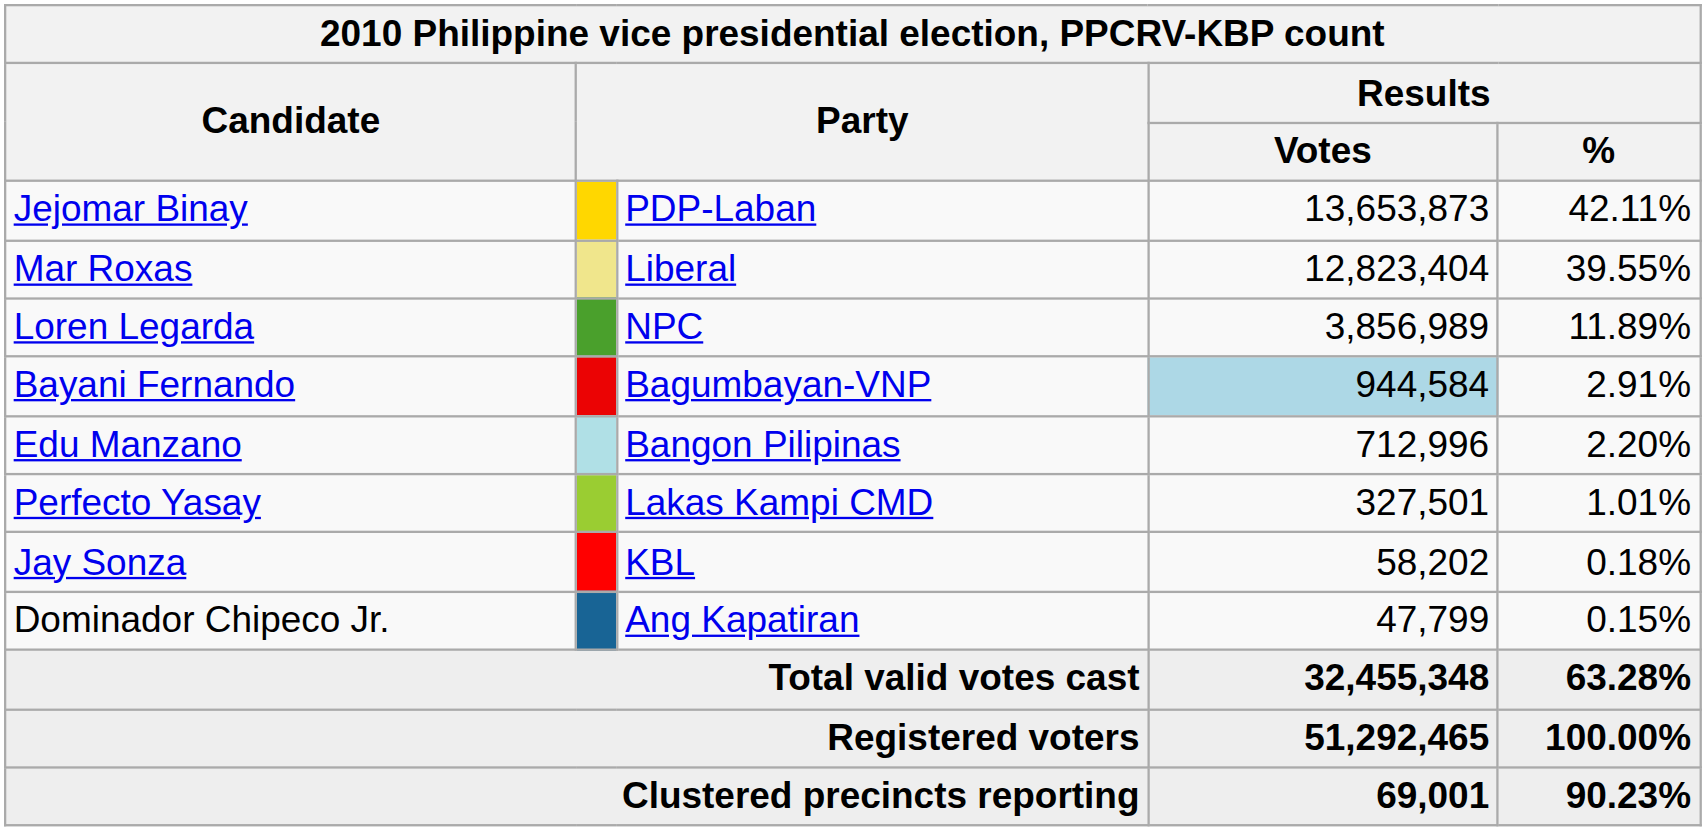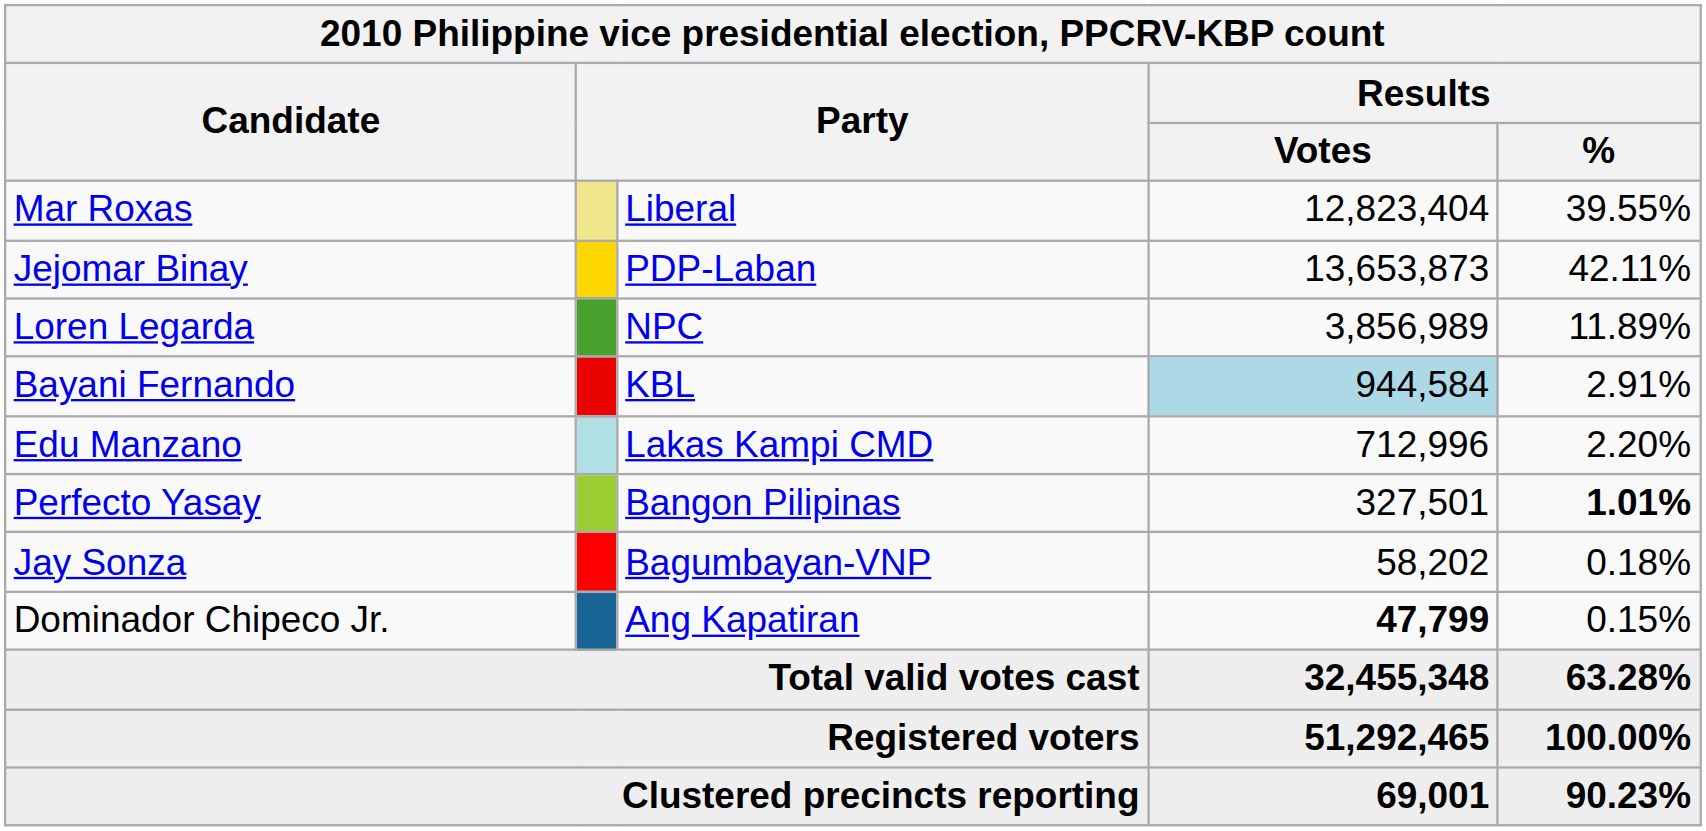rows swapped: (131, 209) <-> (103, 268)
(778, 385) Bagumbayan-VNP -> (660, 385) KBL
(763, 444) Bangon Pilipinas -> (779, 444) Lakas Kampi CMD
(779, 502) Lakas Kampi CMD -> (763, 502) Bangon Pilipinas
(1639, 502) normal -> (1639, 502) bold
(660, 561) KBL -> (778, 561) Bagumbayan-VNP
(1433, 619) normal -> (1433, 619) bold
